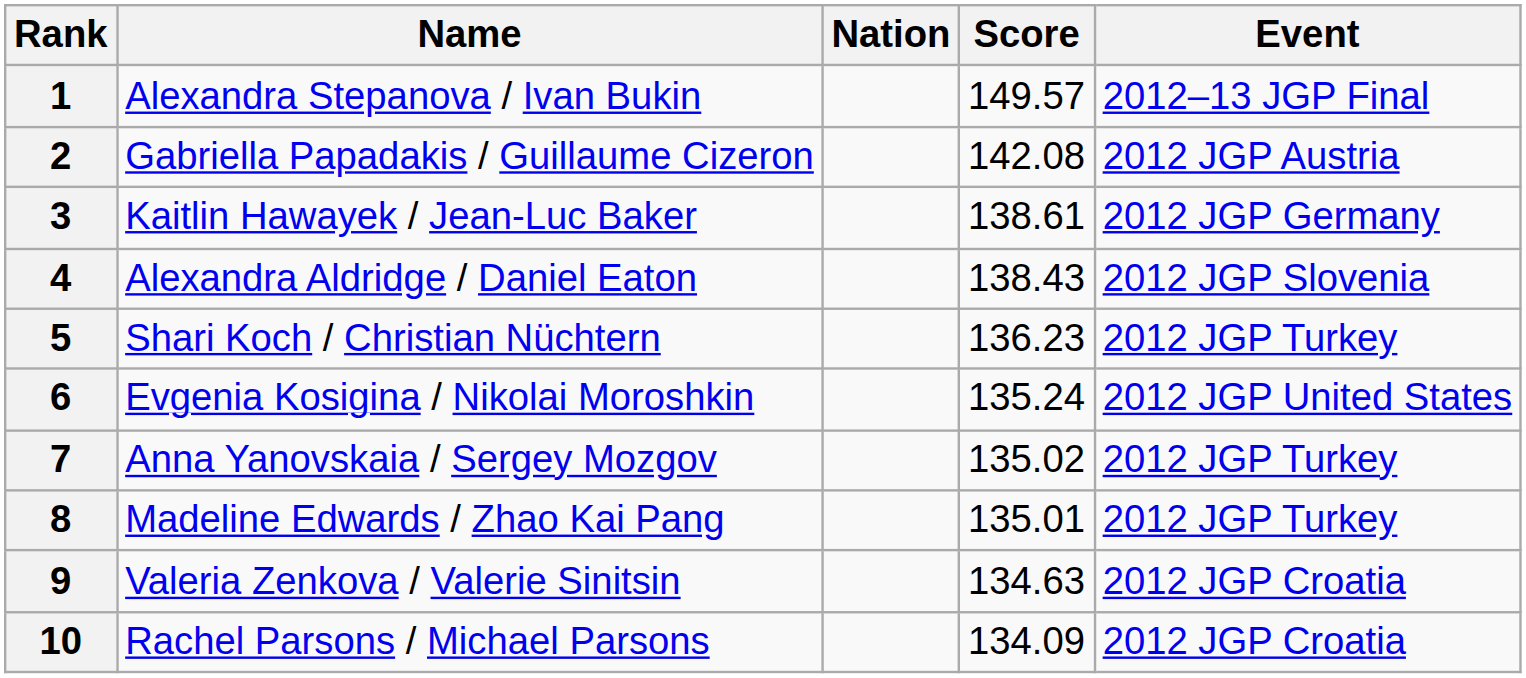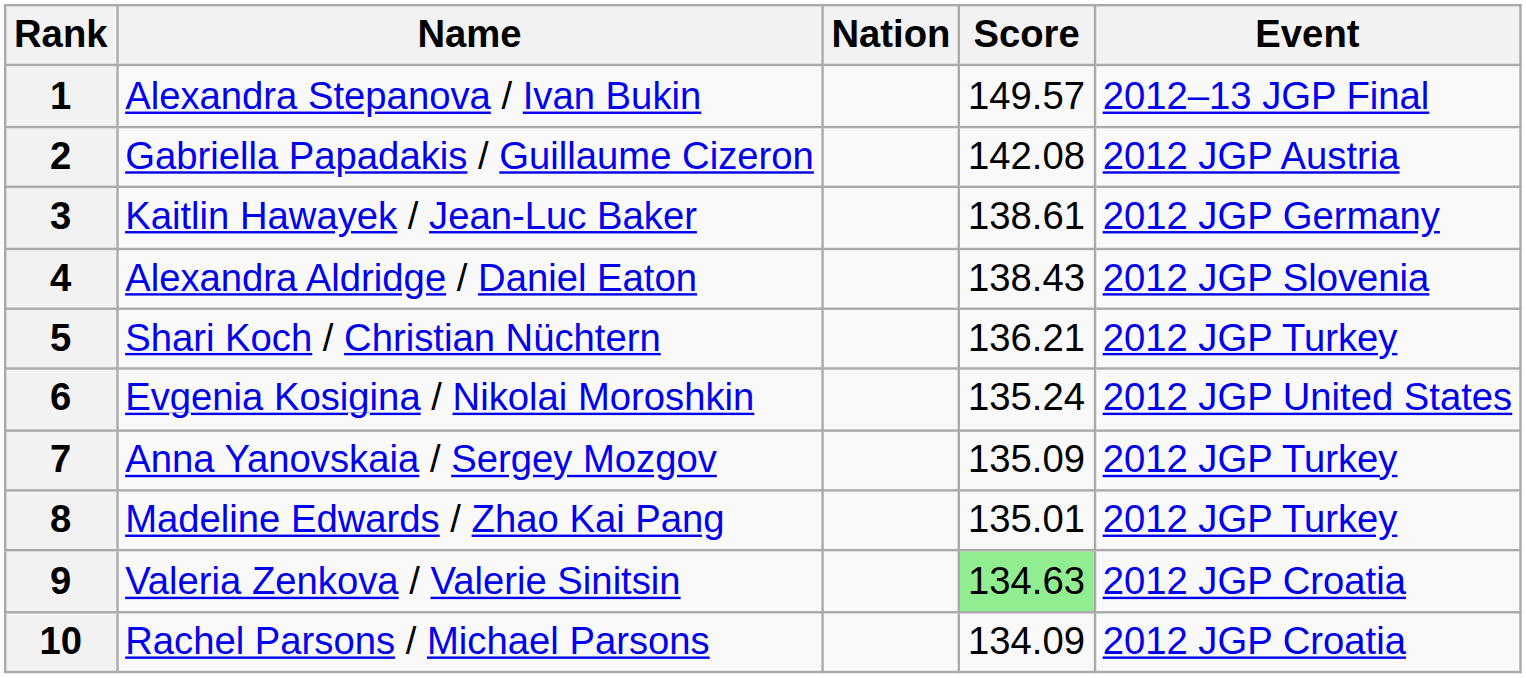(1027, 338) 136.23 -> (1027, 338) 136.21
(1027, 459) 135.02 -> (1027, 459) 135.09
(1027, 580) no background -> (1027, 580) lightgreen background
